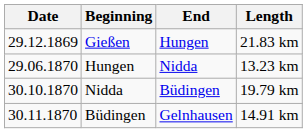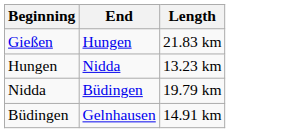- column: (43, 16)
